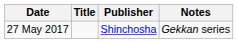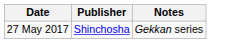- column: (85, 13)
